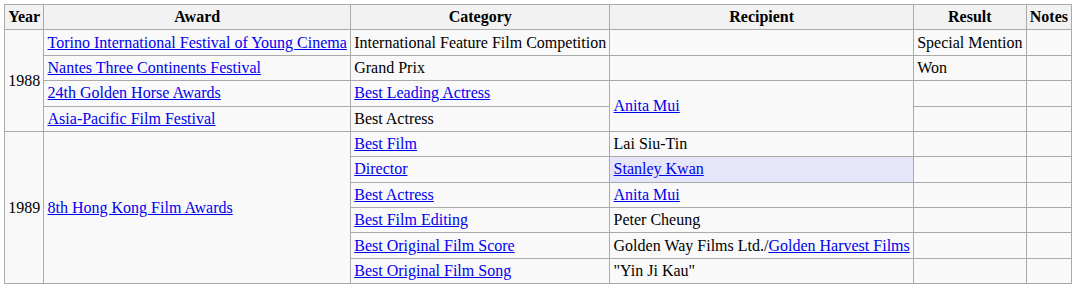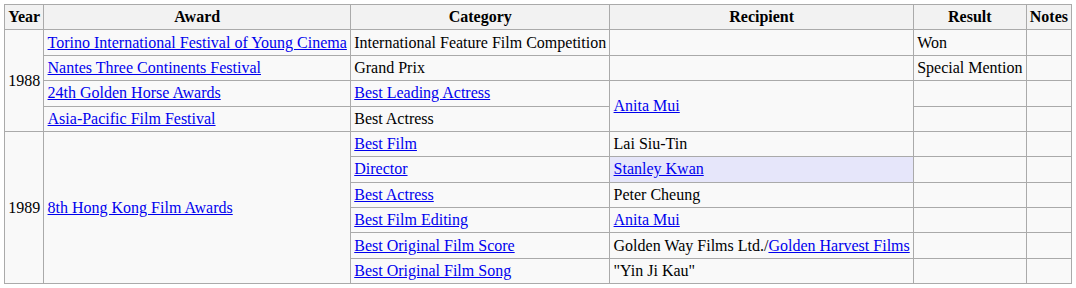(970, 42) Special Mention -> (932, 42) Won
(932, 67) Won -> (970, 67) Special Mention
(647, 194) Anita Mui -> (657, 194) Peter Cheung
(657, 220) Peter Cheung -> (647, 220) Anita Mui
